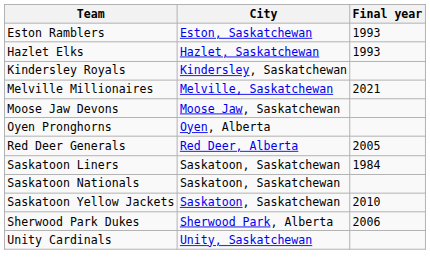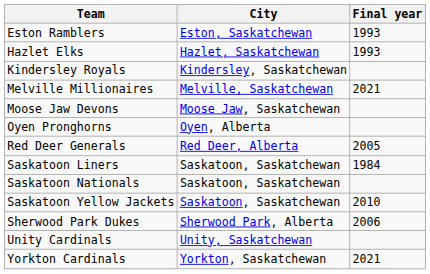+ row: (66, 259)
